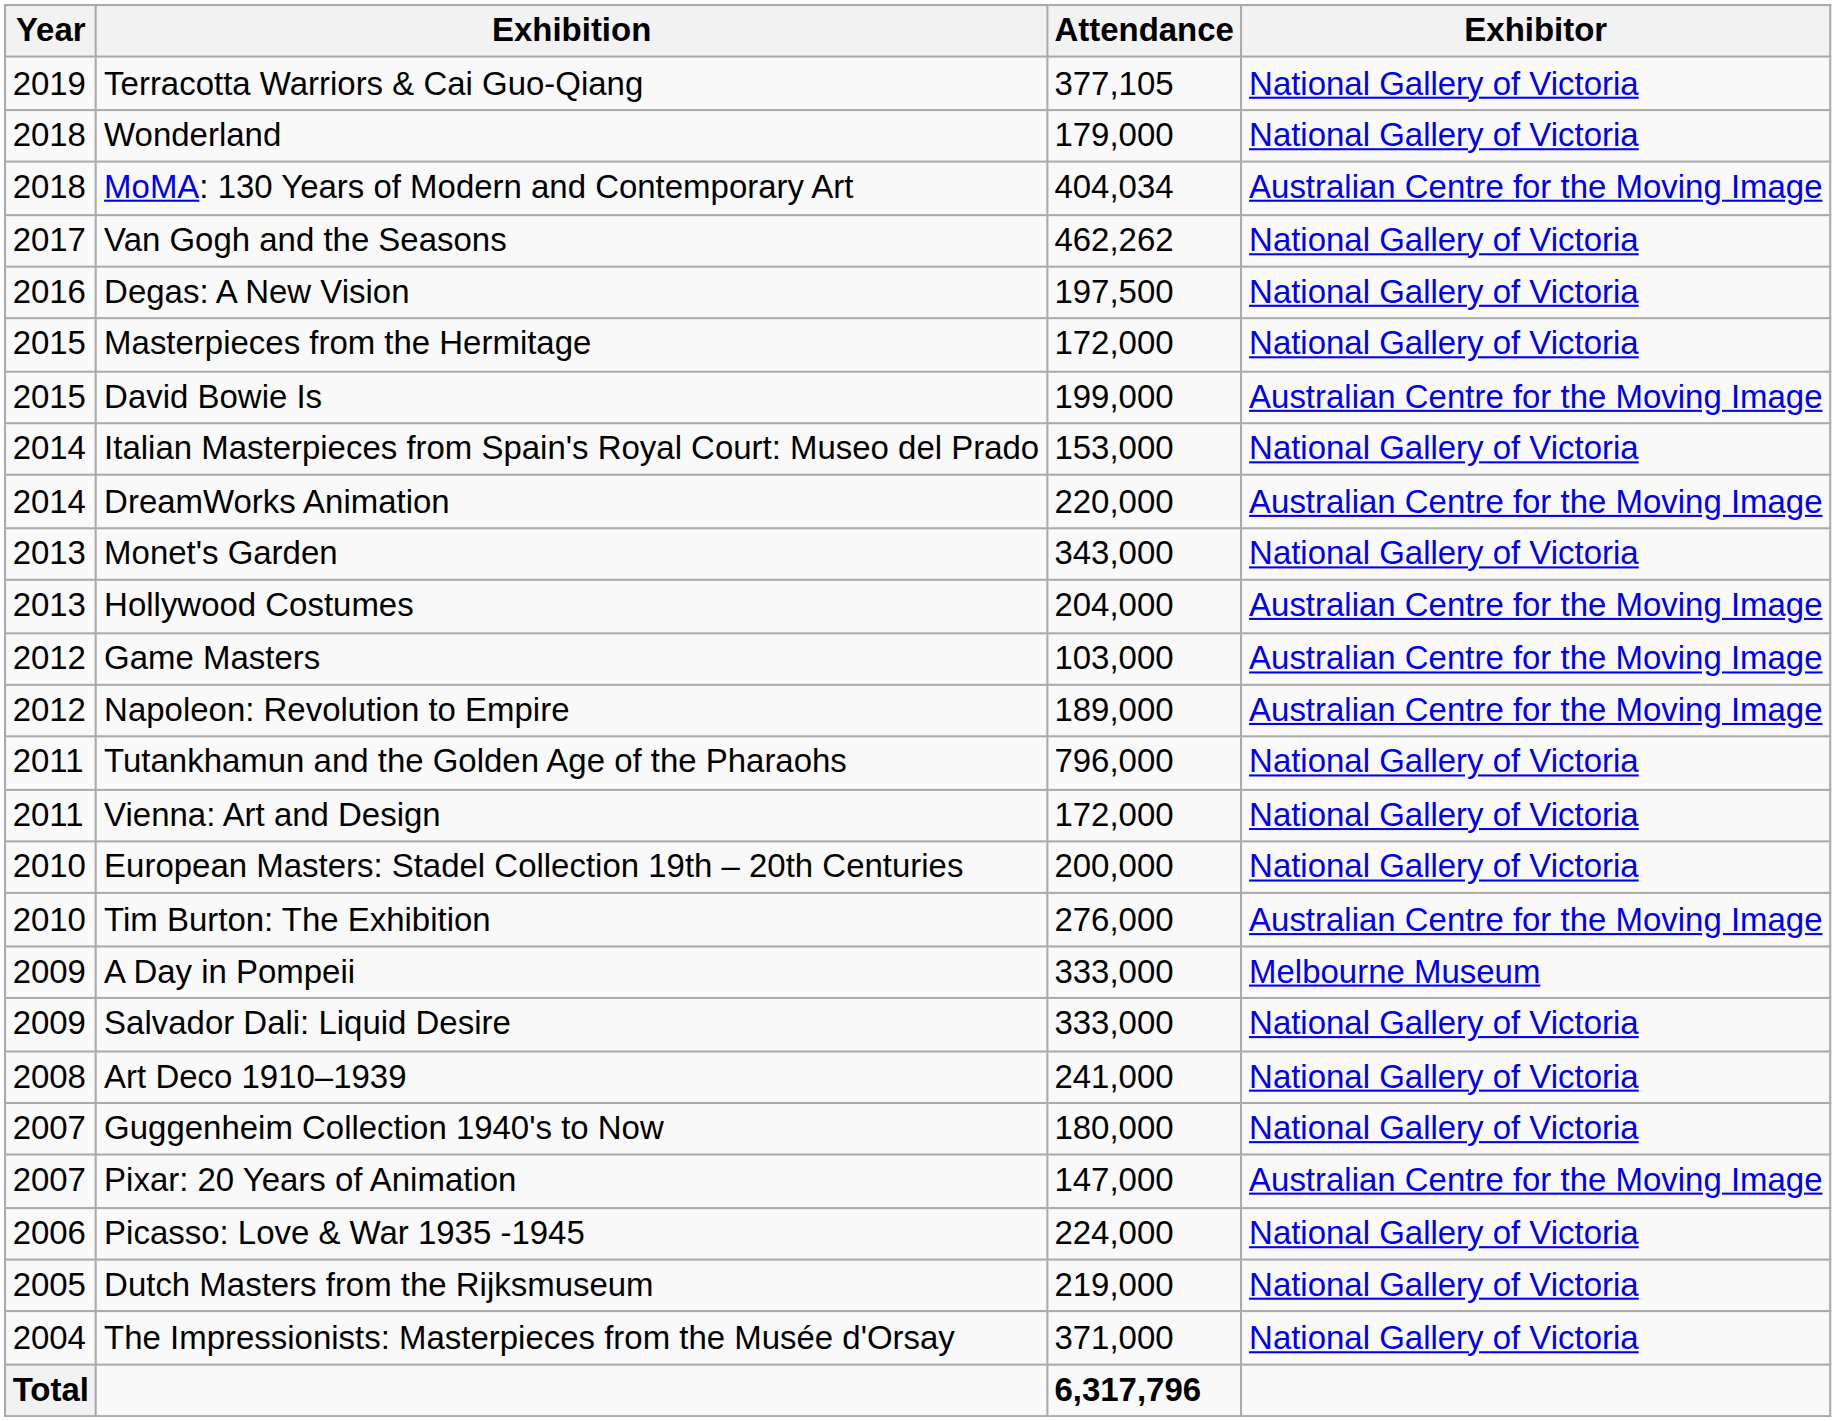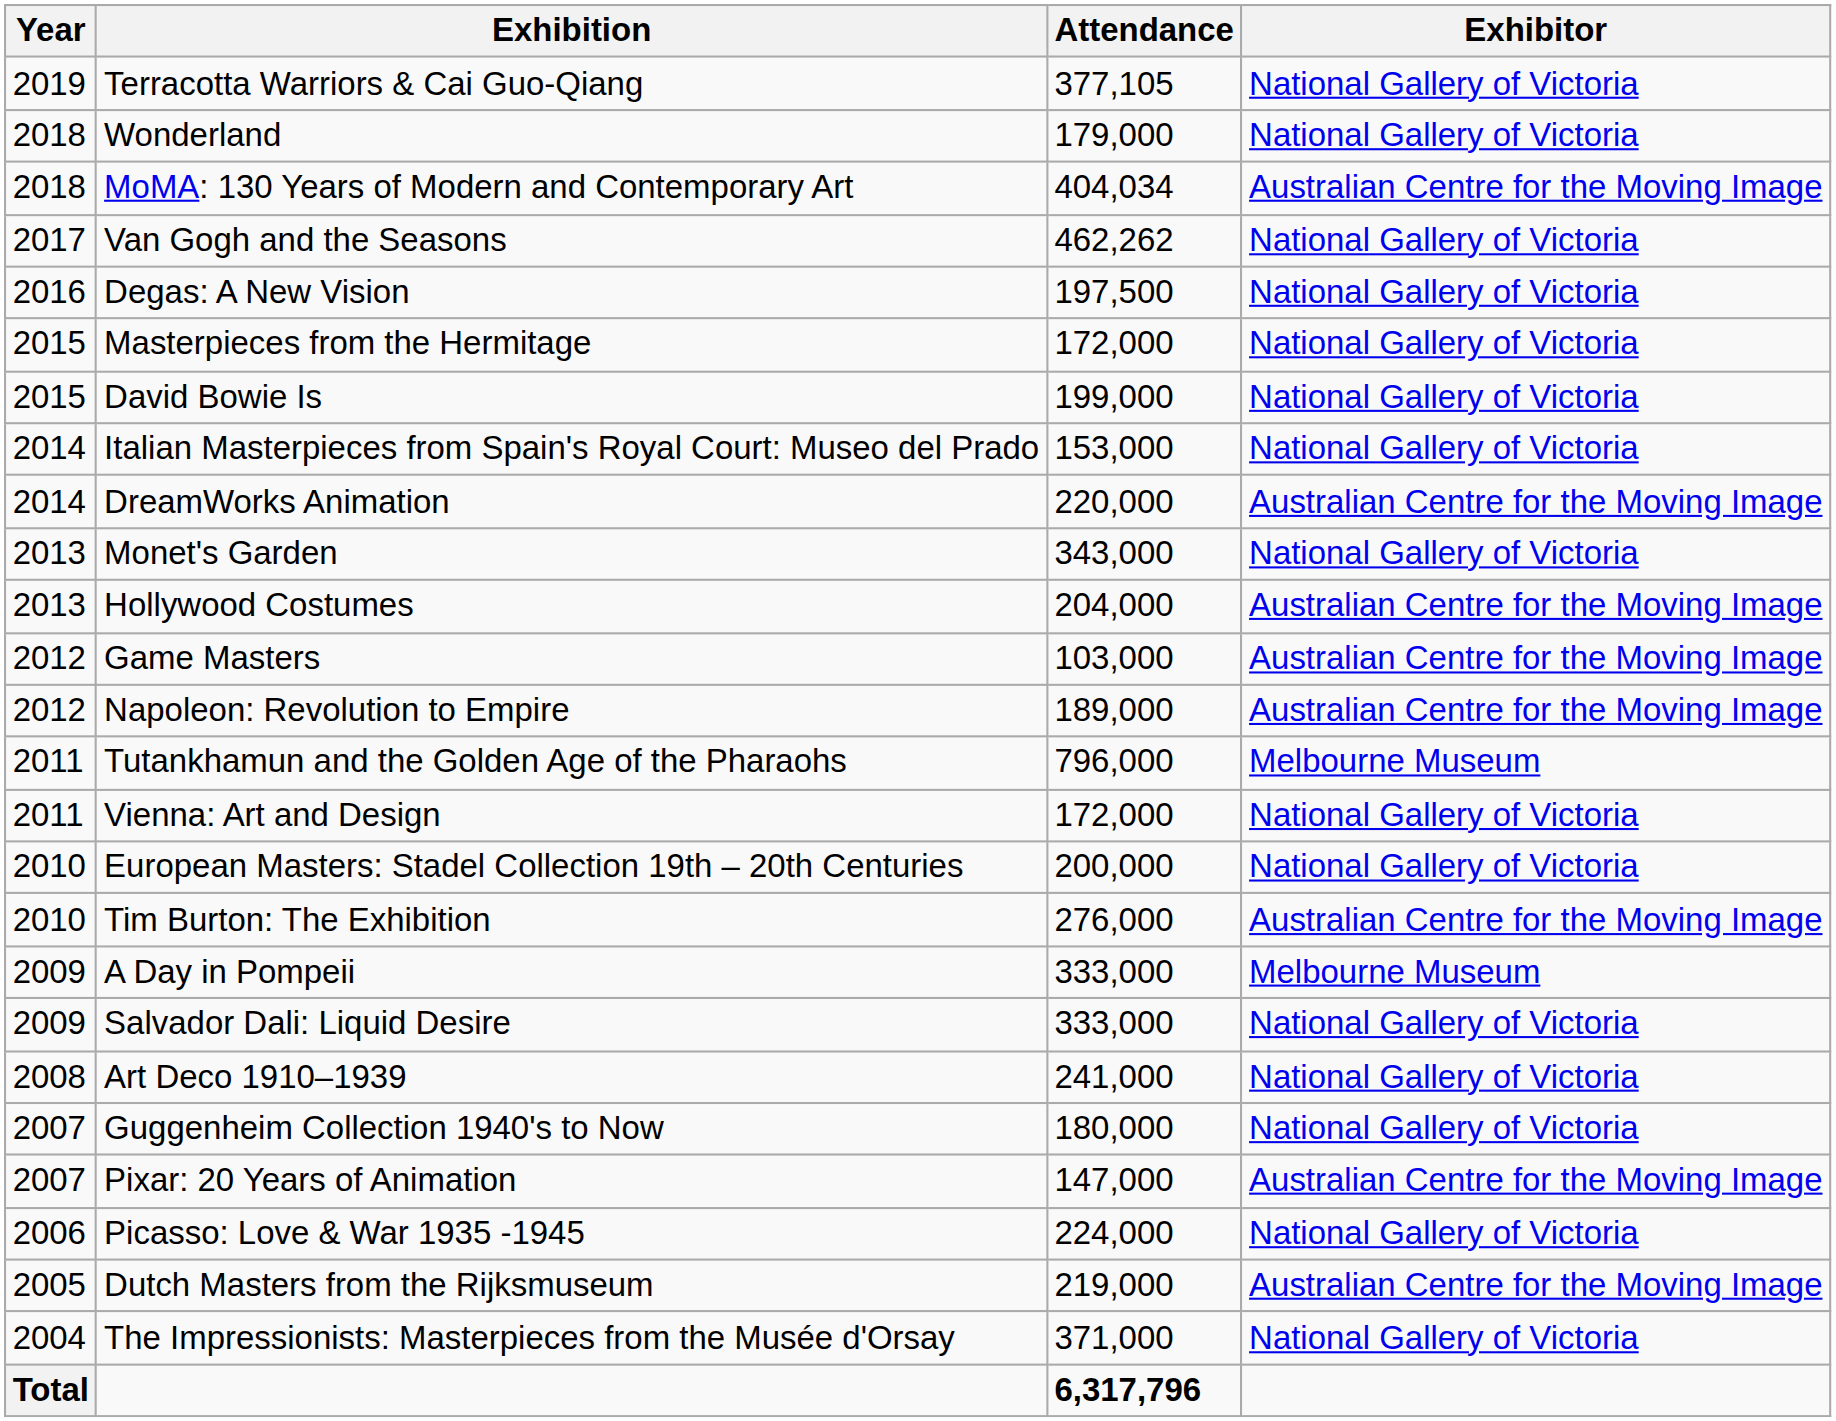(1536, 396) Australian Centre for the Moving Image -> (1444, 396) National Gallery of Victoria
(1444, 762) National Gallery of Victoria -> (1395, 762) Melbourne Museum
(1444, 1285) National Gallery of Victoria -> (1536, 1285) Australian Centre for the Moving Image
